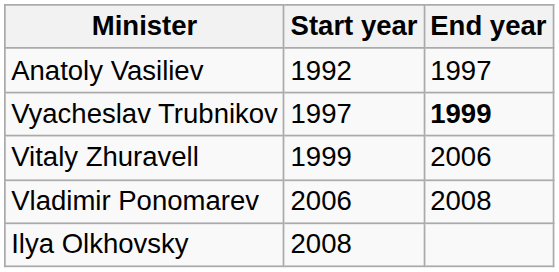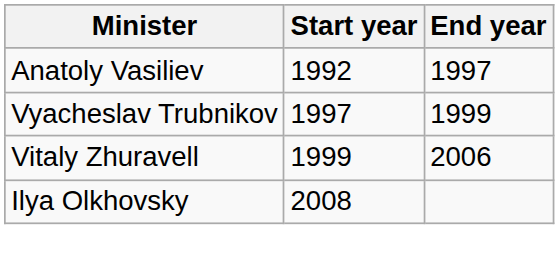(461, 113) bold -> (461, 113) normal
- row: (135, 200)
